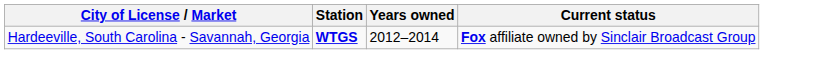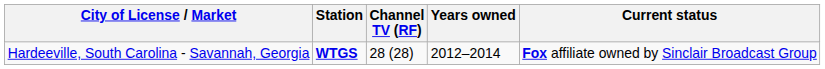+ column: (397, 23)
